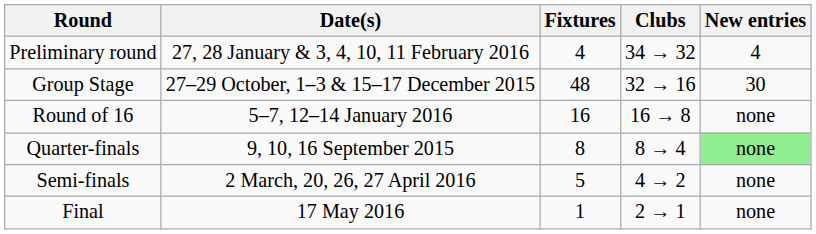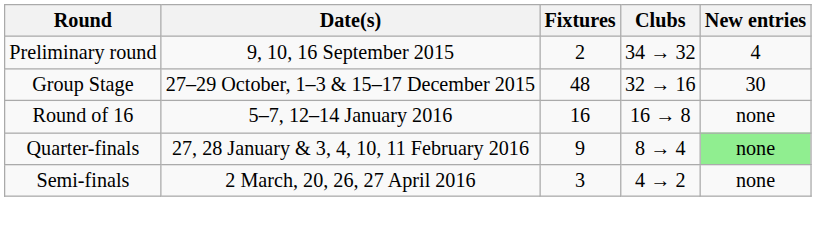(350, 52) 27, 28 January & 3, 4, 10, 11 February 2016 -> (350, 52) 9, 10, 16 September 2015
(580, 52) 4 -> (580, 52) 2
(350, 148) 9, 10, 16 September 2015 -> (350, 148) 27, 28 January & 3, 4, 10, 11 February 2016
(580, 148) 8 -> (580, 148) 9
(580, 180) 5 -> (580, 180) 3
- row: (83, 212)
